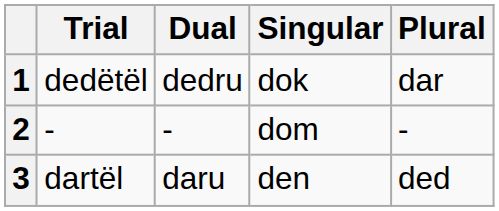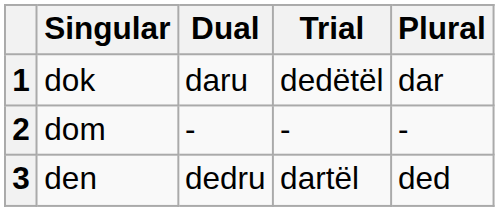columns swapped: (320, 29) <-> (96, 29)
(203, 79) dedru -> (217, 79) daru
(194, 179) daru -> (225, 179) dedru
